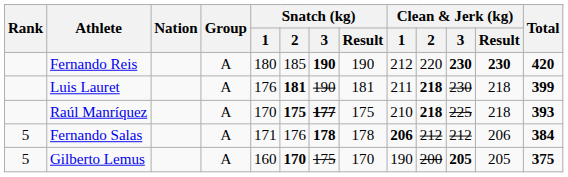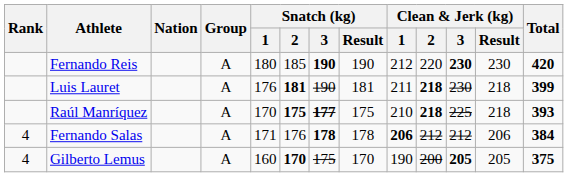(499, 64) bold -> (499, 64) normal
(25, 135) 5 -> (25, 135) 4
(25, 159) 5 -> (25, 159) 4
